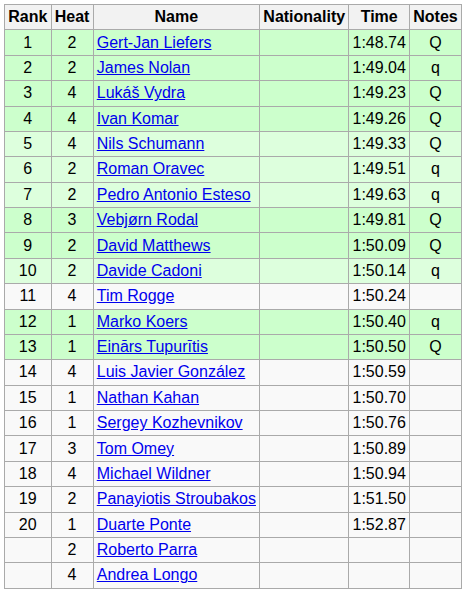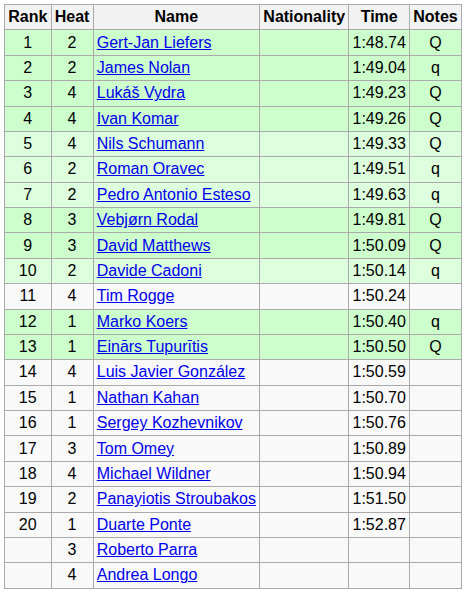(72, 245) 2 -> (72, 245) 3
(72, 550) 2 -> (72, 550) 3
